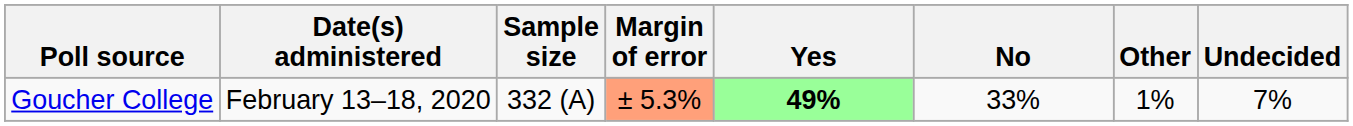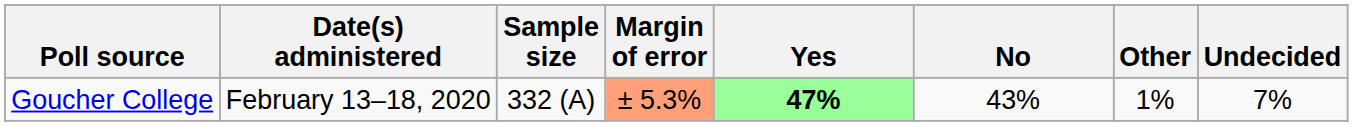(813, 99) 49% -> (813, 99) 47%
(1013, 99) 33% -> (1013, 99) 43%
